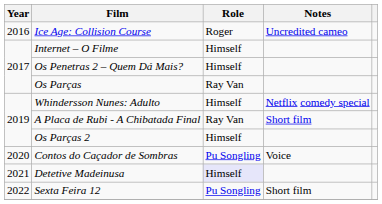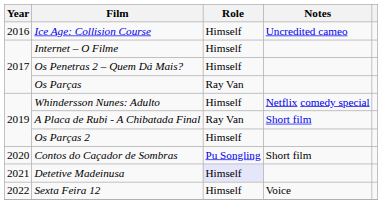(219, 31) Roger -> (224, 31) Himself
(278, 155) Voice -> (289, 155) Short film
(233, 191) Pu Songling -> (224, 191) Himself
(289, 191) Short film -> (278, 191) Voice
